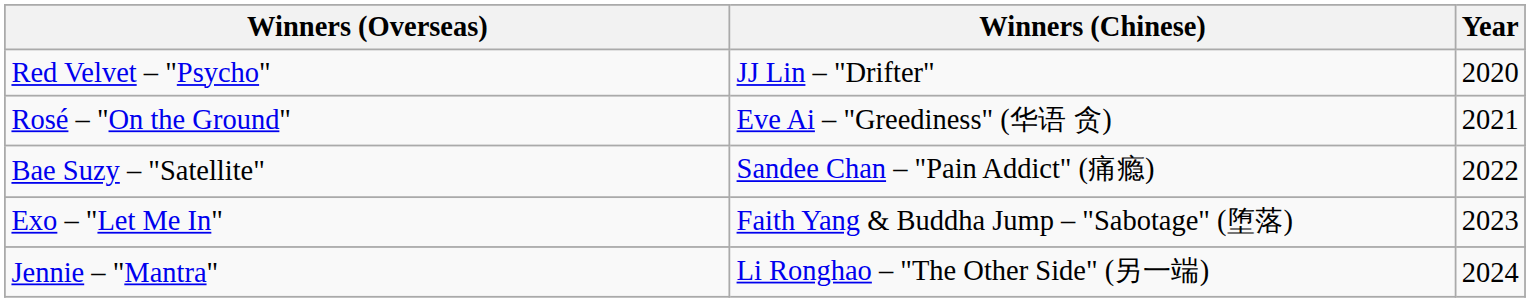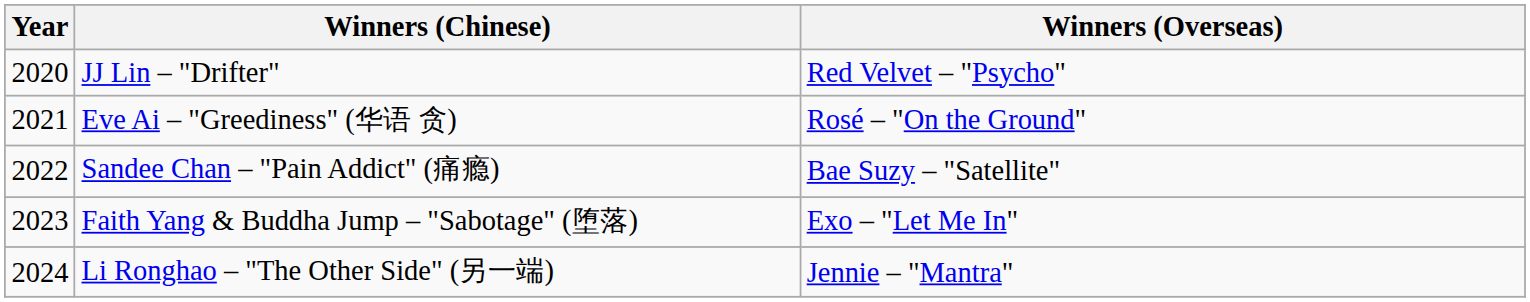columns swapped: (1490, 27) <-> (367, 27)
